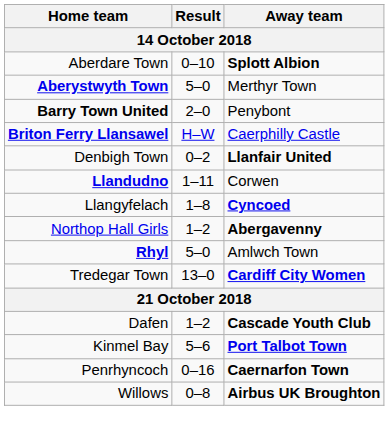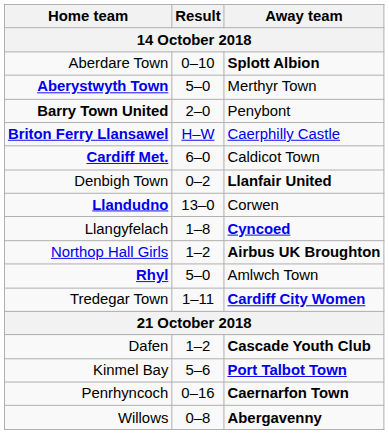+ row: (127, 157)
(198, 181) 1–11 -> (198, 205) 13–0
(275, 228) Abergavenny -> (304, 252) Airbus UK Broughton
(198, 275) 13–0 -> (198, 299) 1–11
(304, 393) Airbus UK Broughton -> (275, 417) Abergavenny
